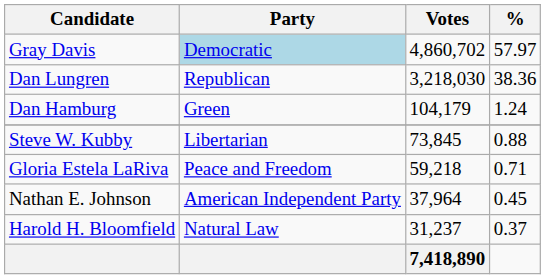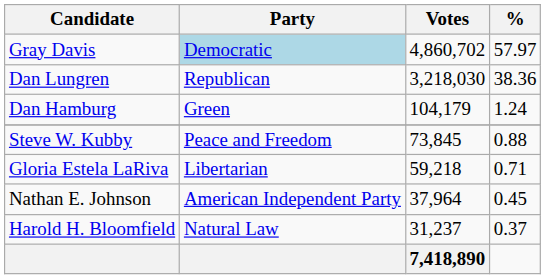(226, 139) Libertarian -> (258, 139) Peace and Freedom
(258, 169) Peace and Freedom -> (226, 169) Libertarian
